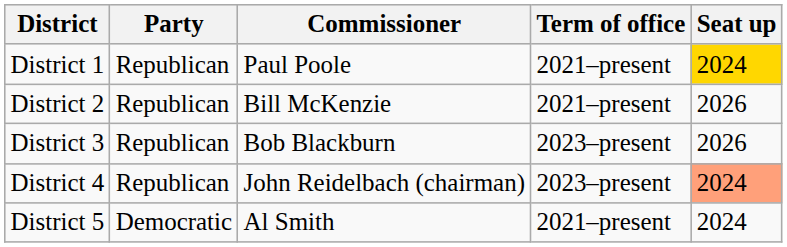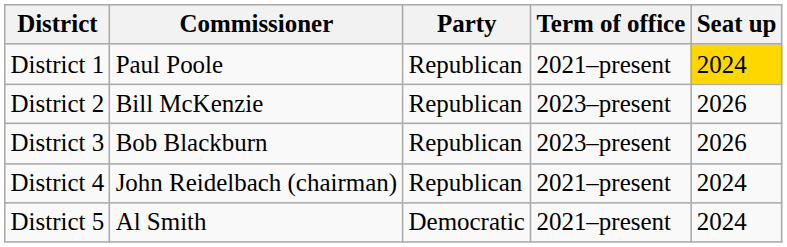columns swapped: (384, 24) <-> (174, 24)
(604, 103) 2021–present -> (604, 103) 2023–present
(604, 182) 2023–present -> (604, 182) 2021–present
(722, 182) lightsalmon background -> (722, 182) no background
